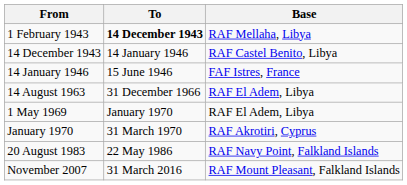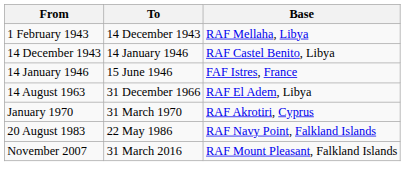(155, 33) bold -> (154, 33) normal
- row: (37, 111)
